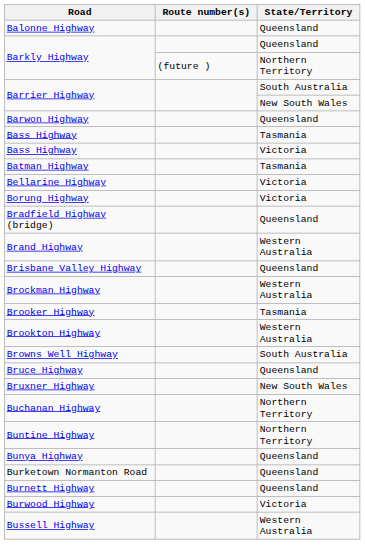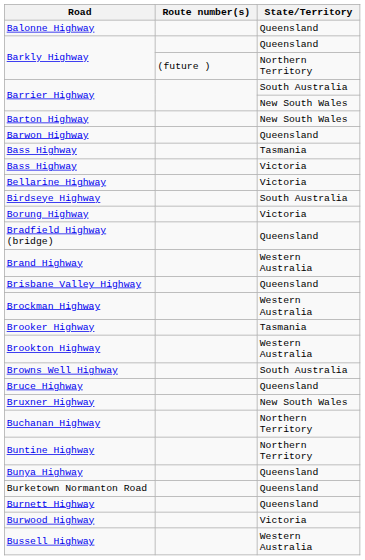+ row: (48, 119)
- row: (48, 167)
+ row: (54, 198)
